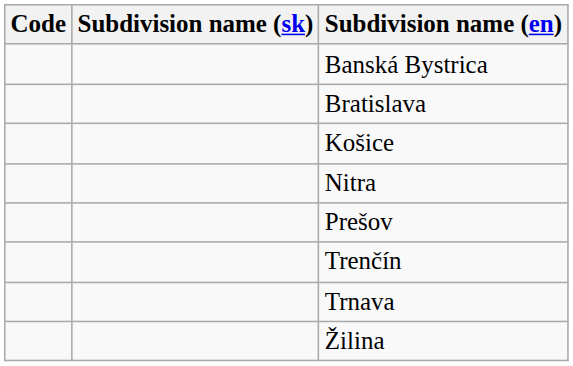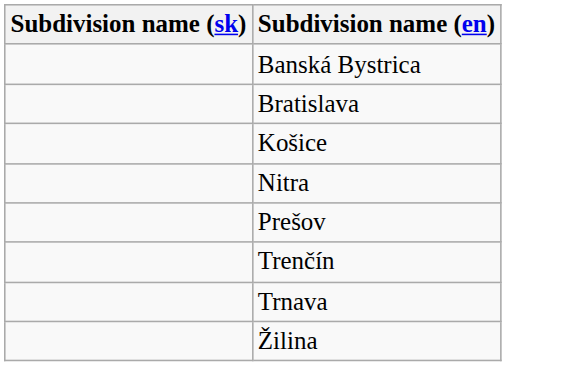- column: (38, 24)
